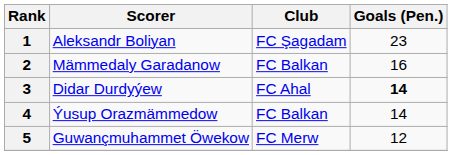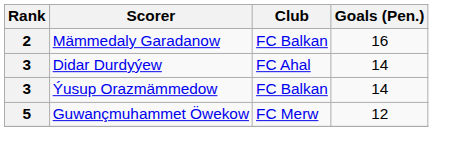- row: (114, 41)
(398, 89) bold -> (380, 65) normal
(27, 114) 4 -> (27, 89) 3
